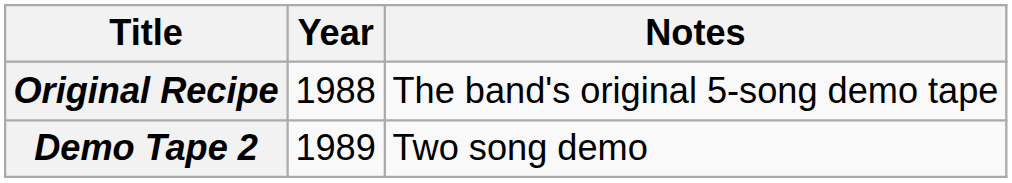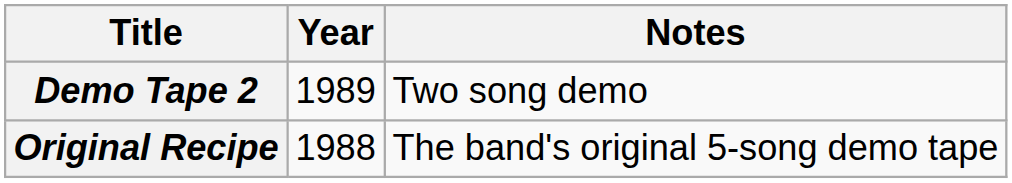rows swapped: (146, 90) <-> (146, 147)
